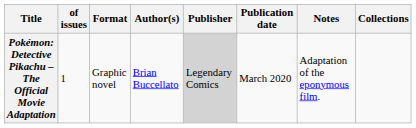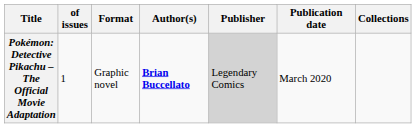- column: (326, 19)
(156, 78) normal -> (166, 78) bold
